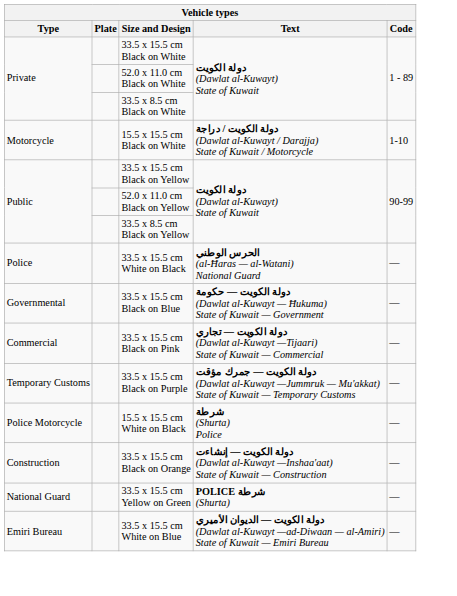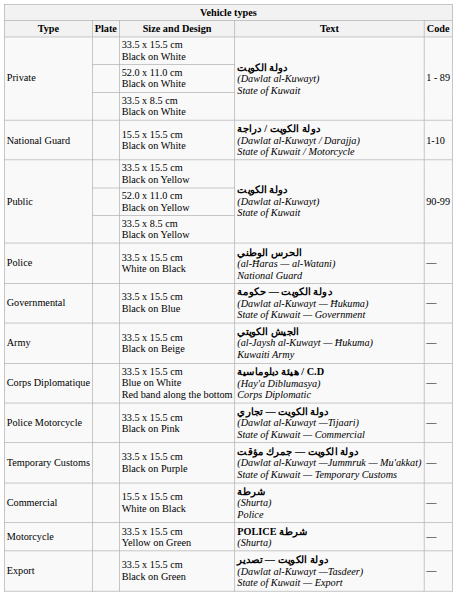(30, 140) Motorcycle -> (38, 140) National Guard
+ row: (153, 343)
+ row: (177, 383)
(32, 343) Commercial -> (44, 423) Police Motorcycle
(44, 423) Police Motorcycle -> (32, 502) Commercial
- row: (156, 463)
(38, 497) National Guard -> (30, 537) Motorcycle
- row: (152, 531)
+ row: (154, 571)
